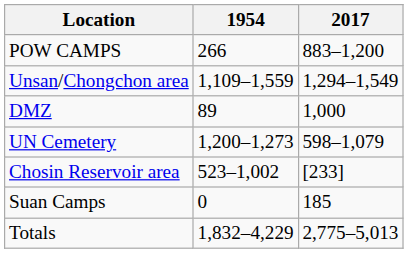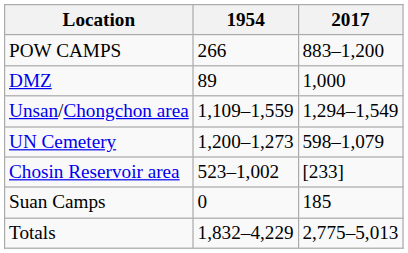rows swapped: (99, 80) <-> (30, 111)
